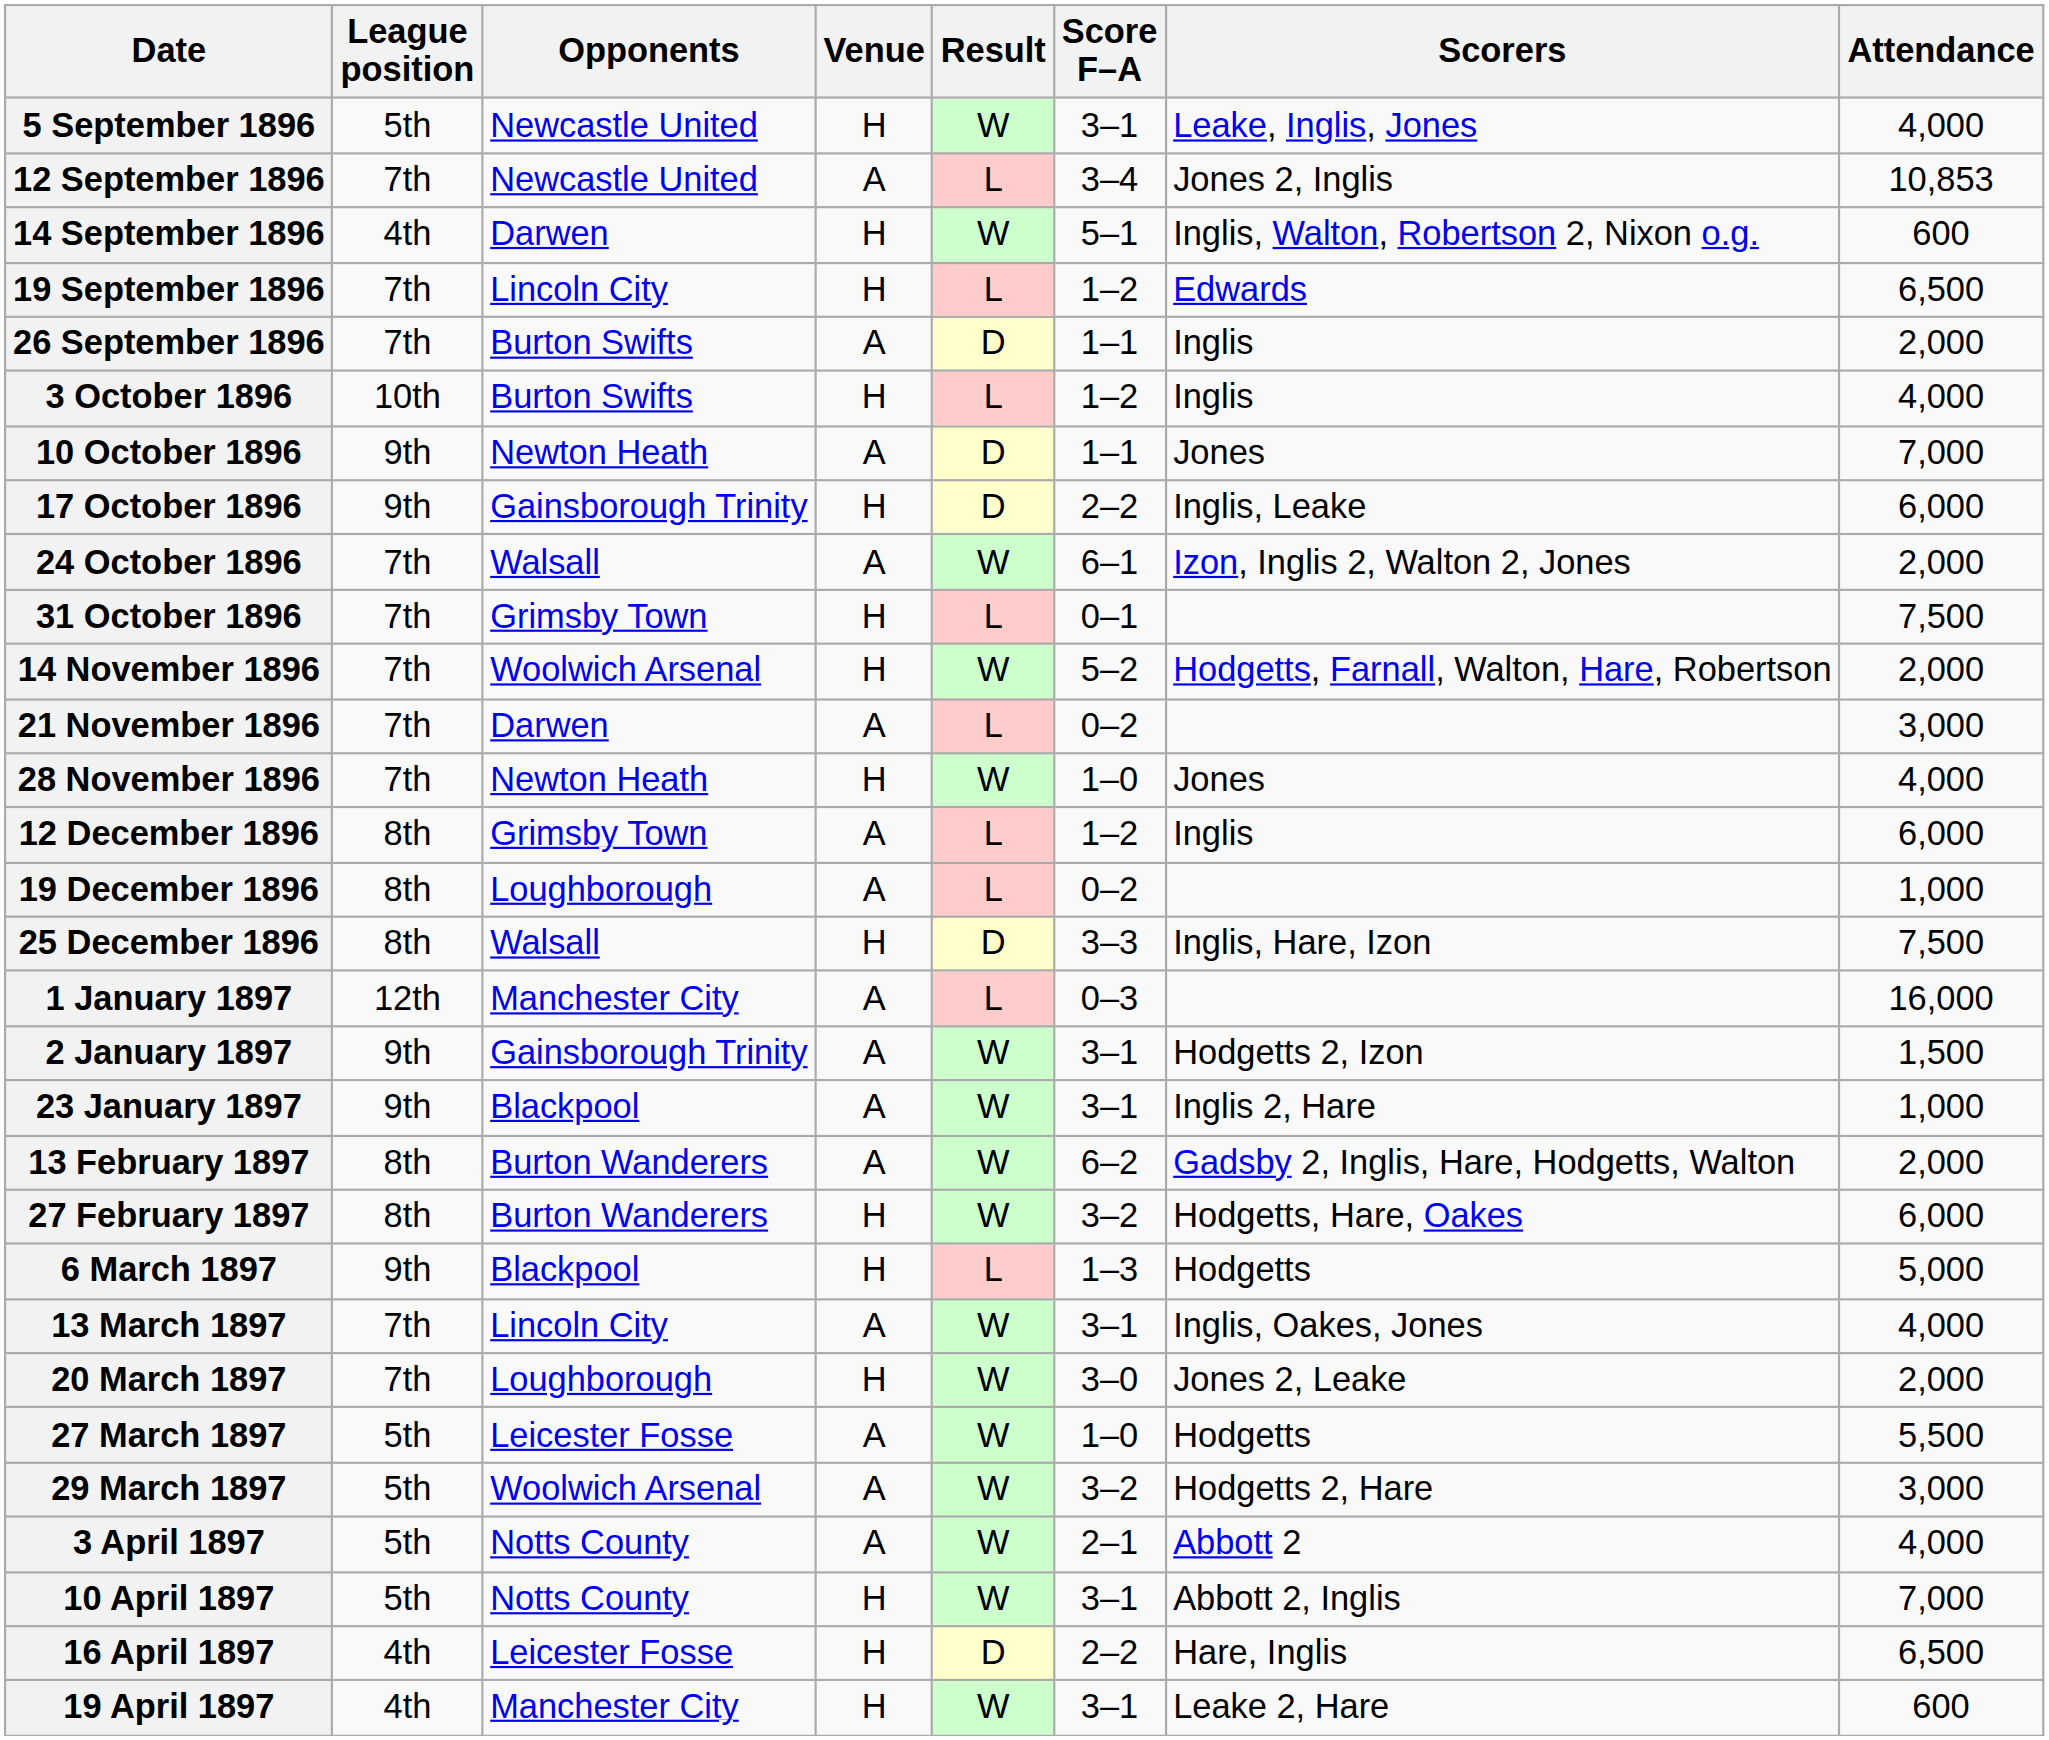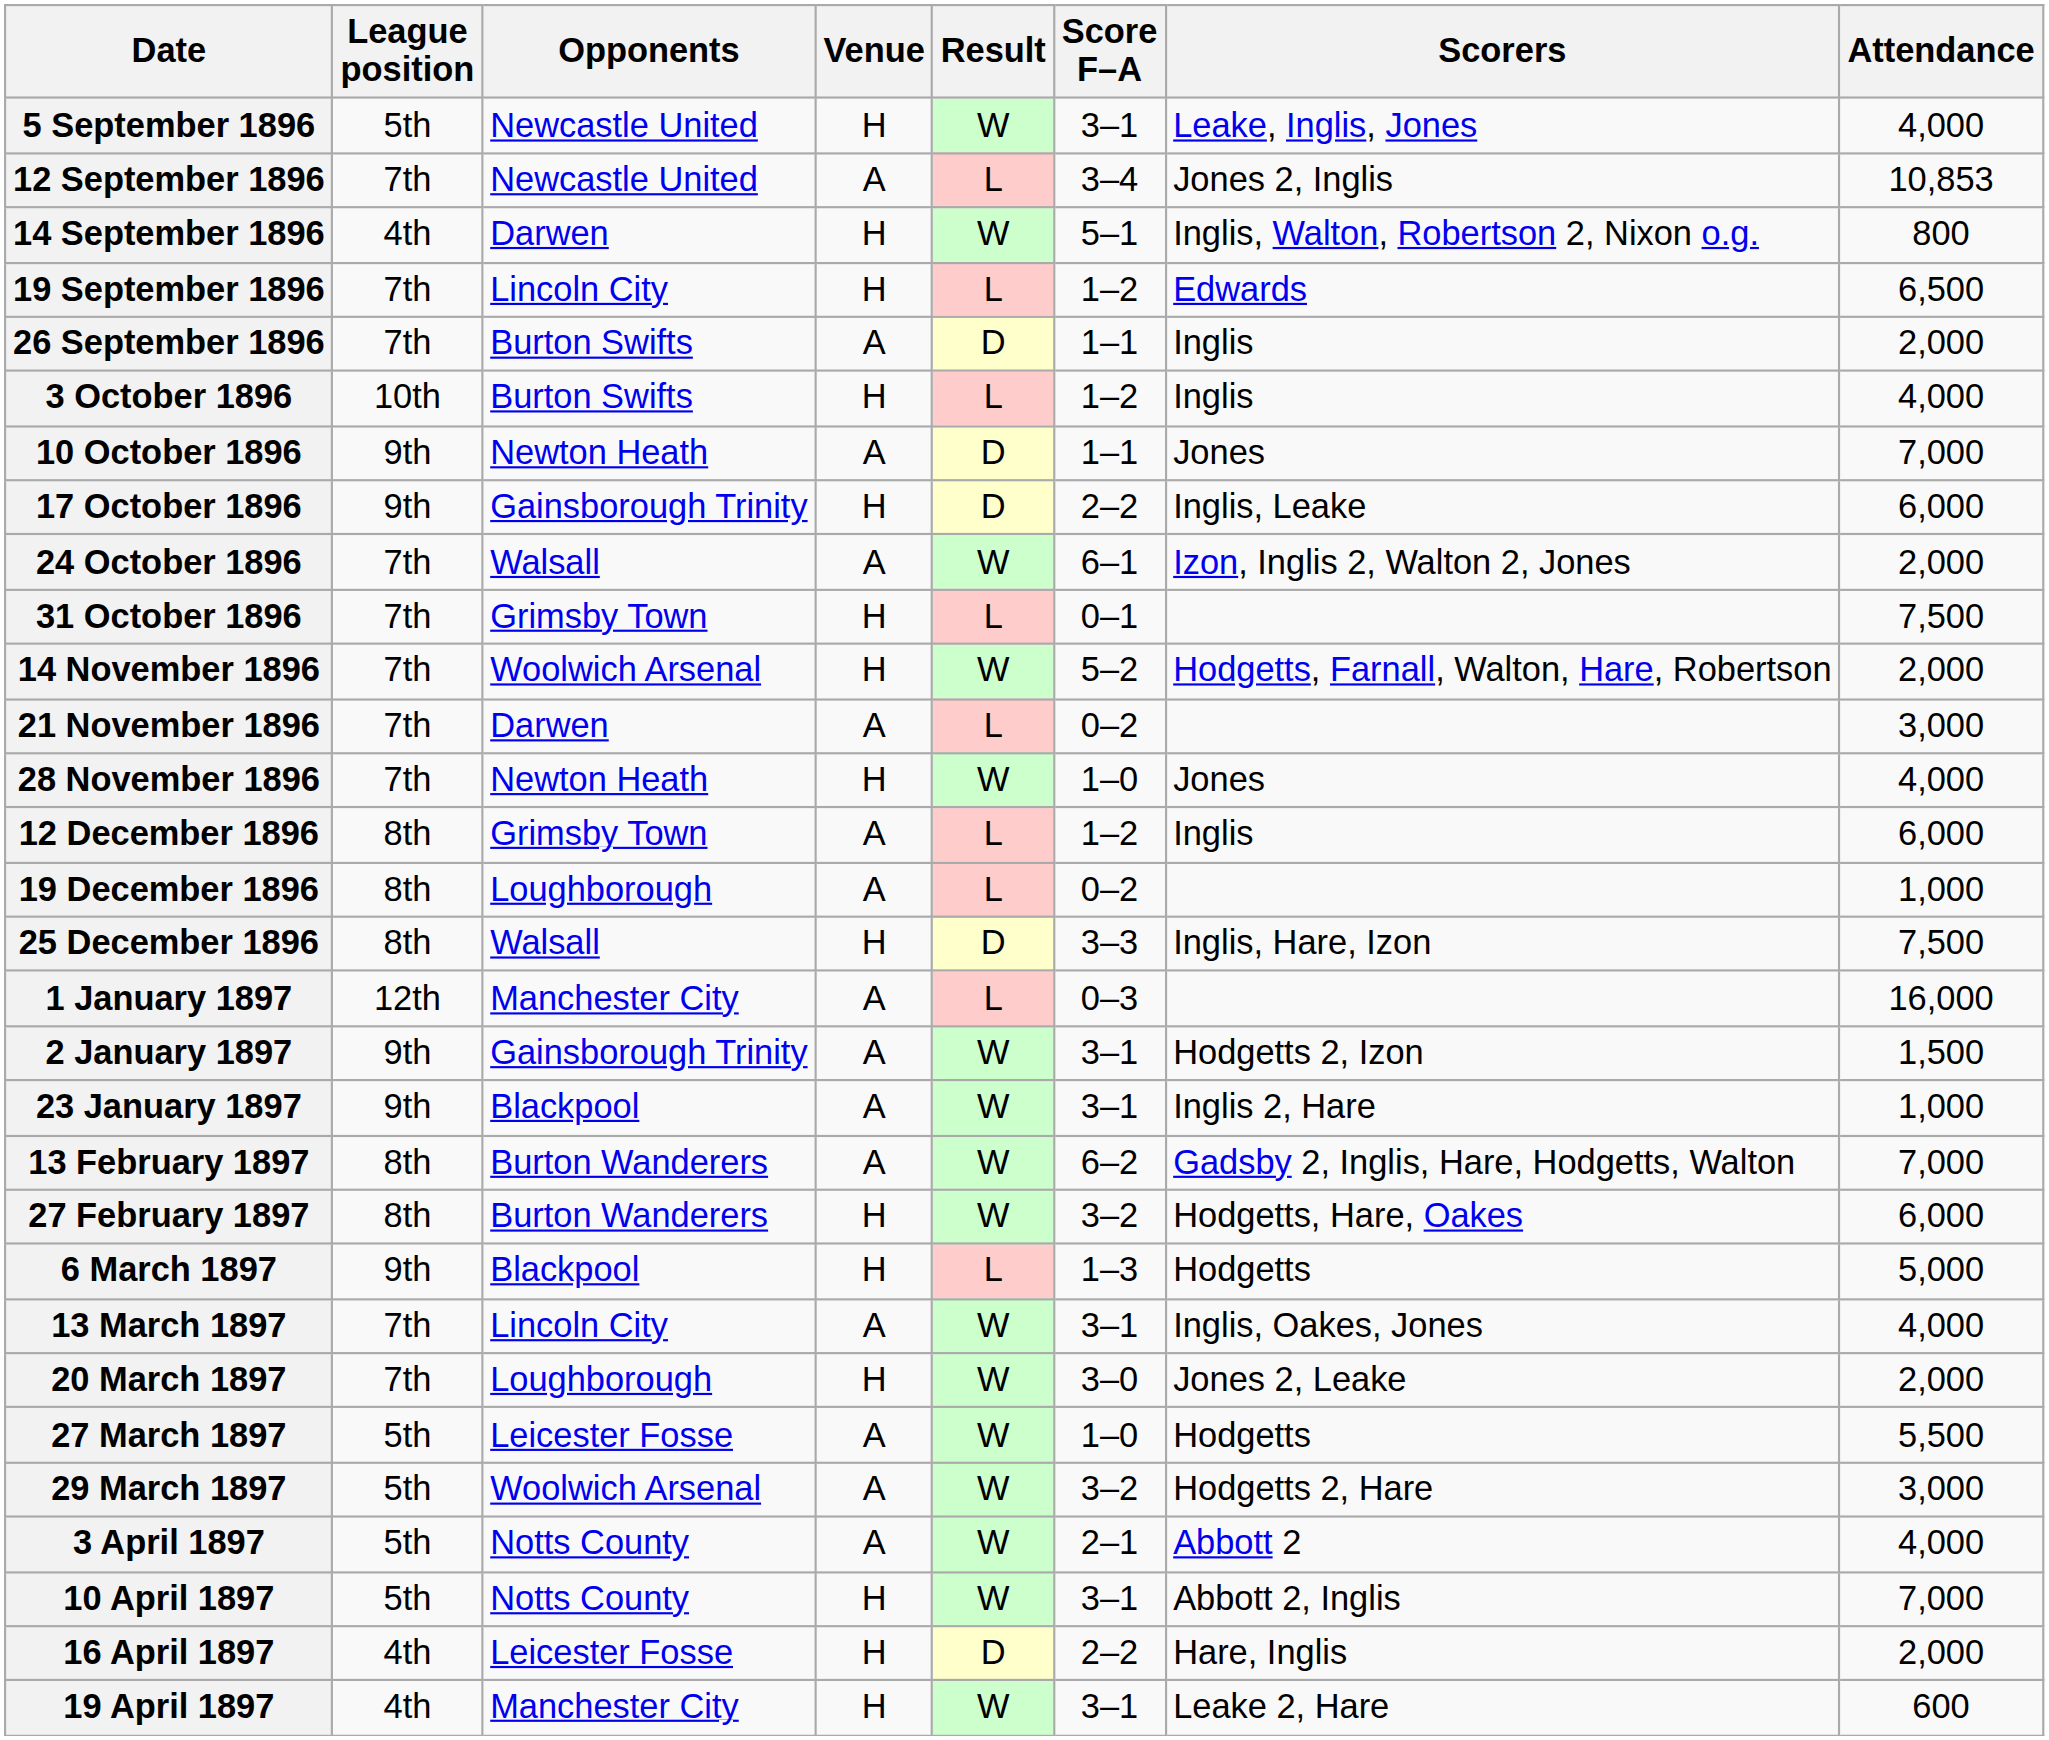(1941, 234) 600 -> (1941, 234) 800
(1941, 1161) 2,000 -> (1941, 1161) 7,000
(1941, 1652) 6,500 -> (1941, 1652) 2,000
